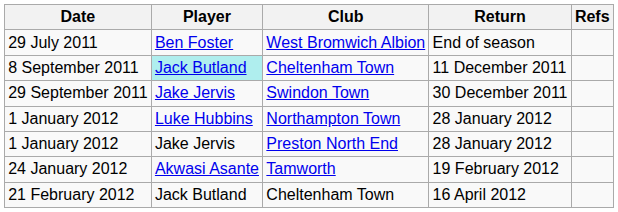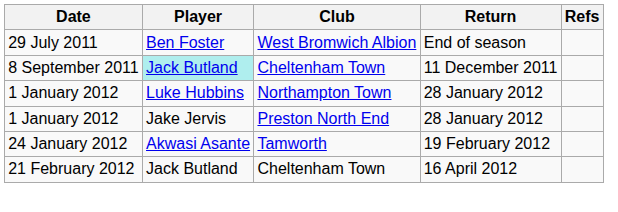- row: (78, 93)
